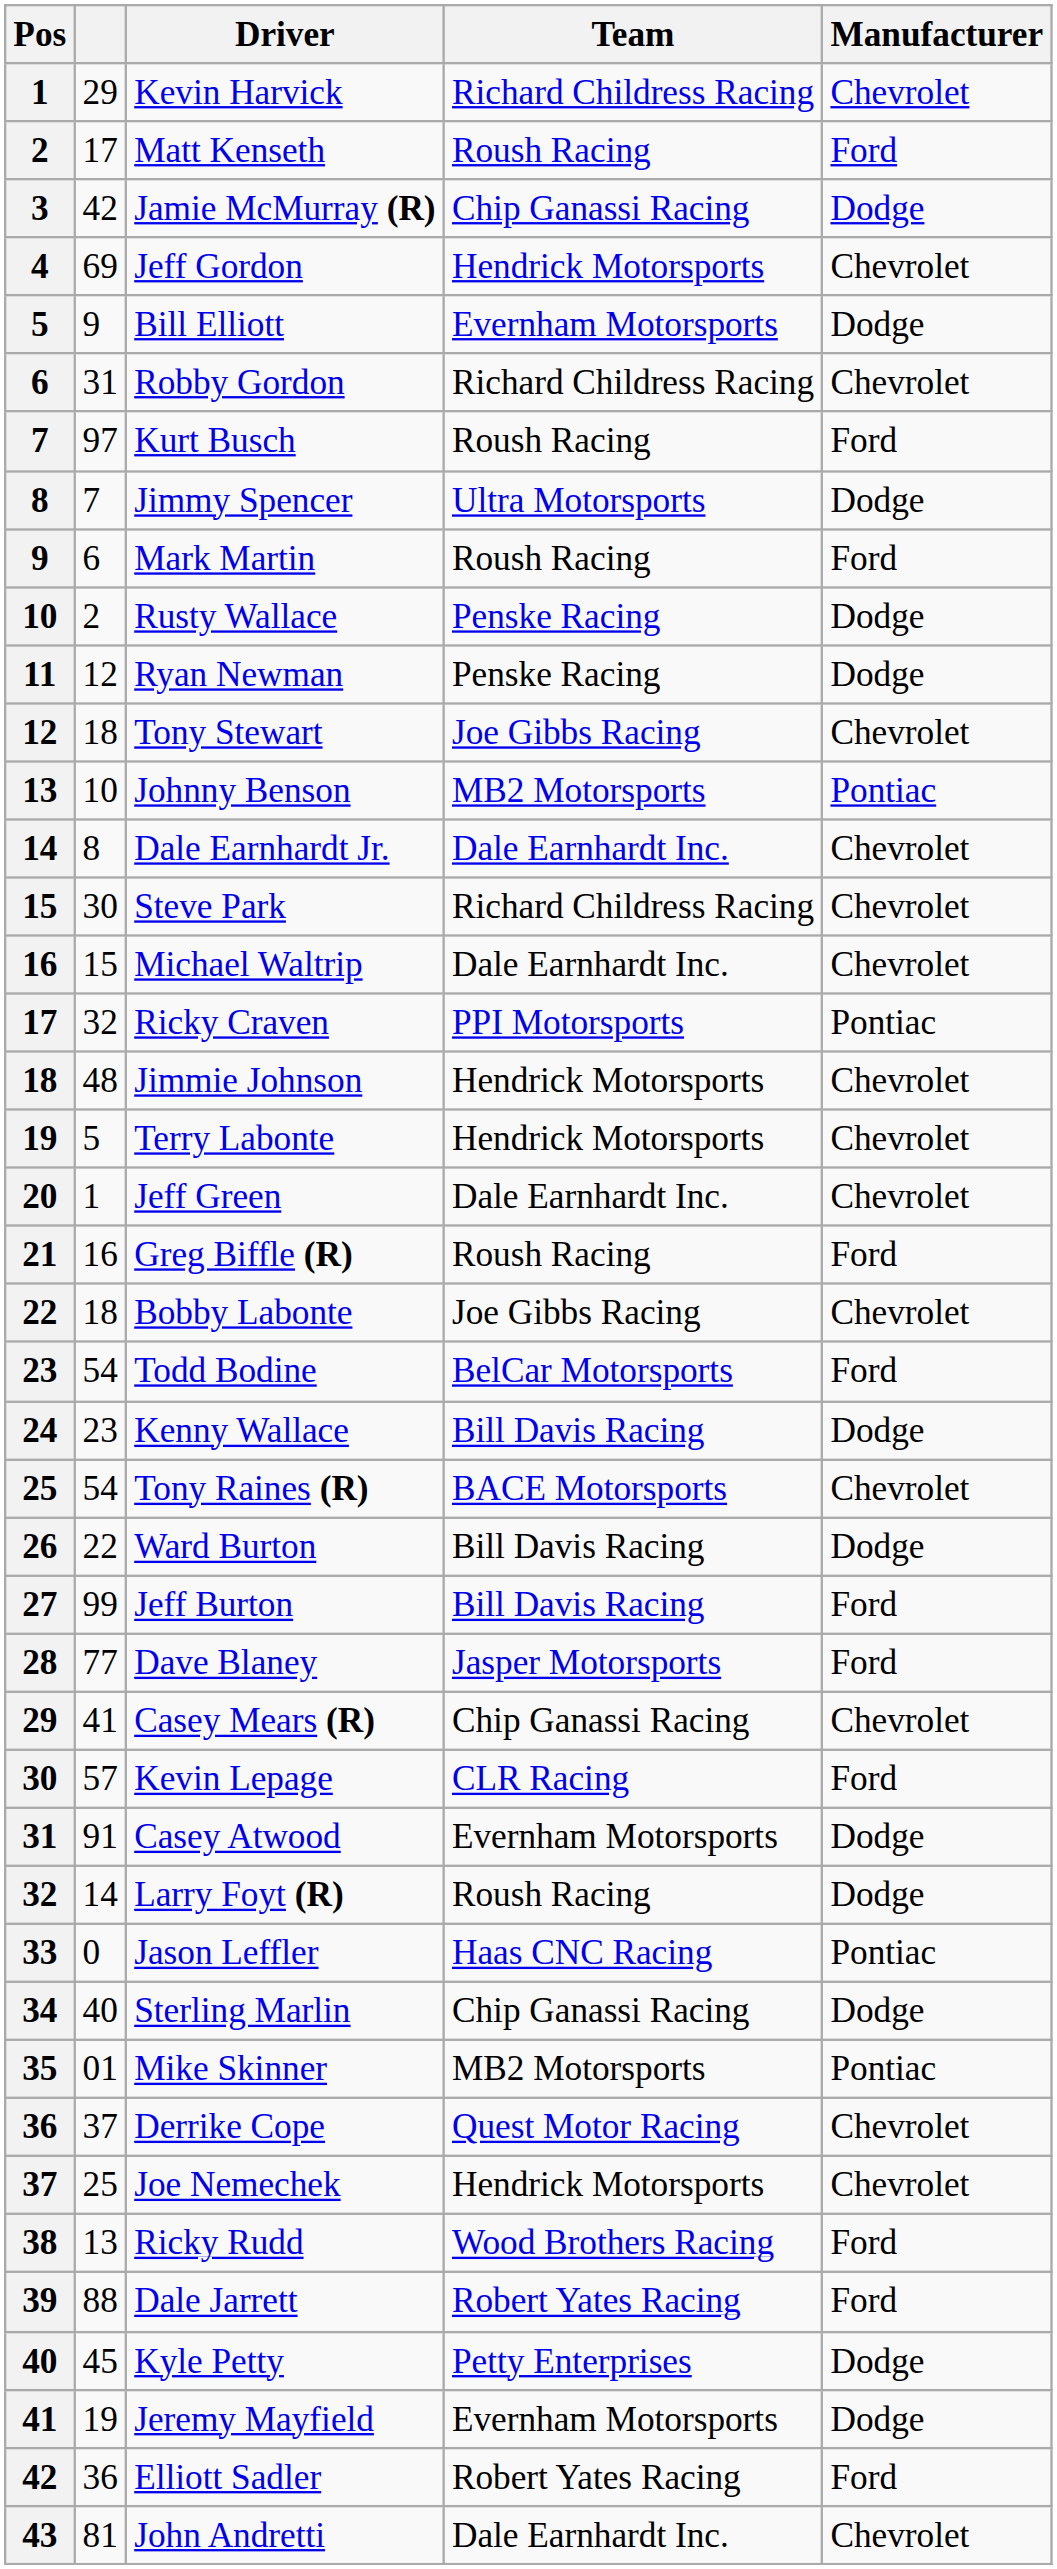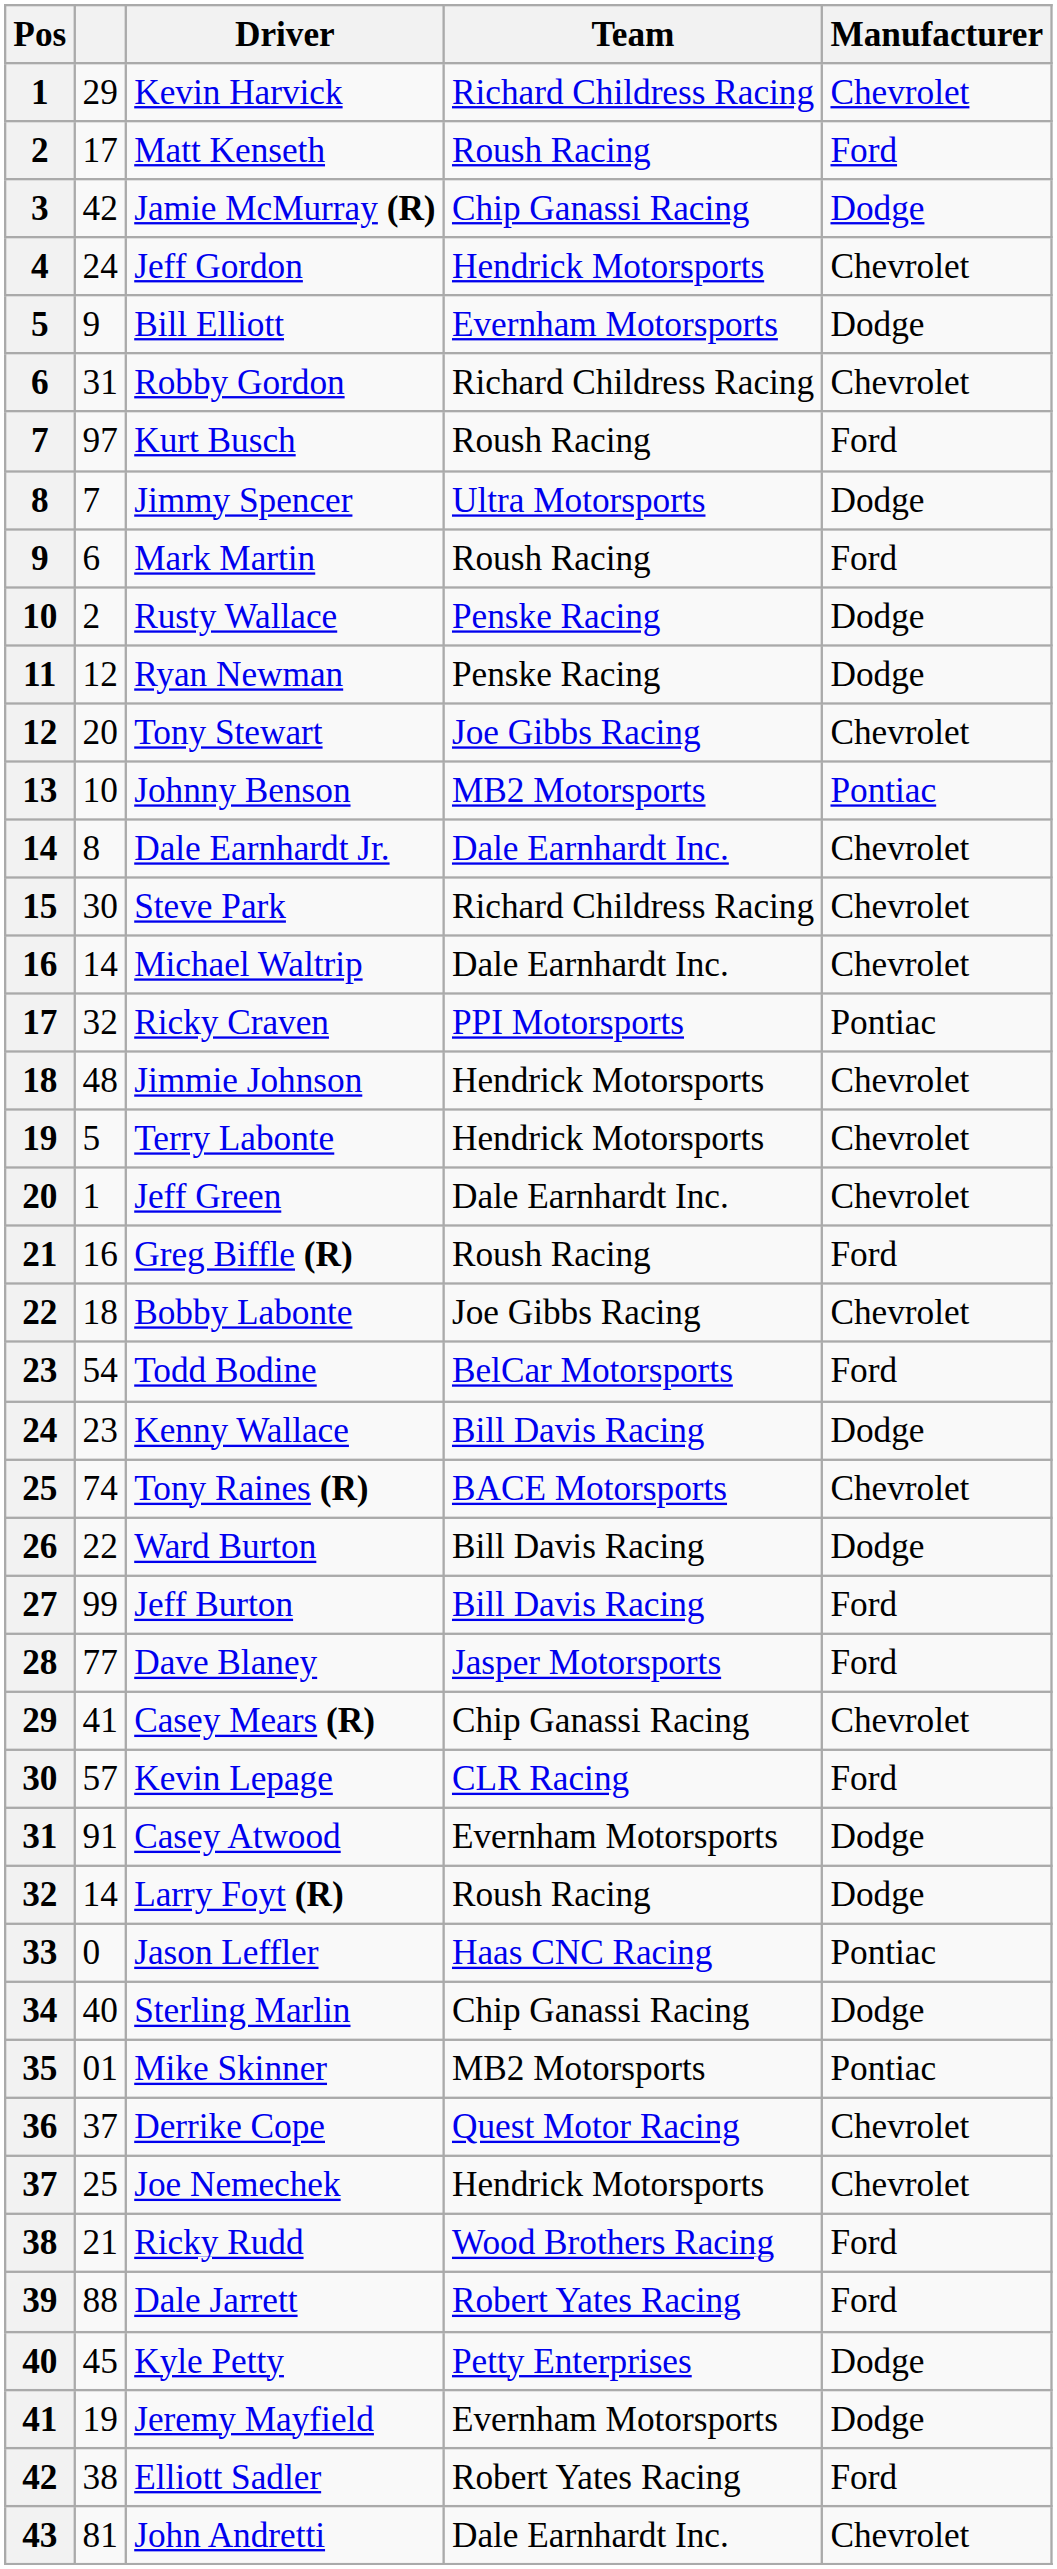(100, 266) 69 -> (100, 266) 24
(100, 731) 18 -> (100, 731) 20
(100, 964) 15 -> (100, 964) 14
(100, 1487) 54 -> (100, 1487) 74
(100, 2243) 13 -> (100, 2243) 21
(100, 2475) 36 -> (100, 2475) 38
